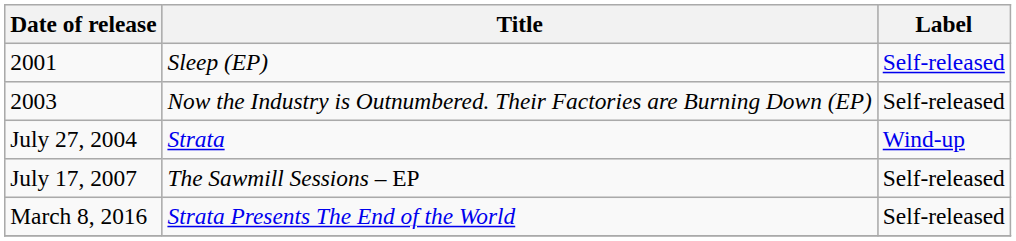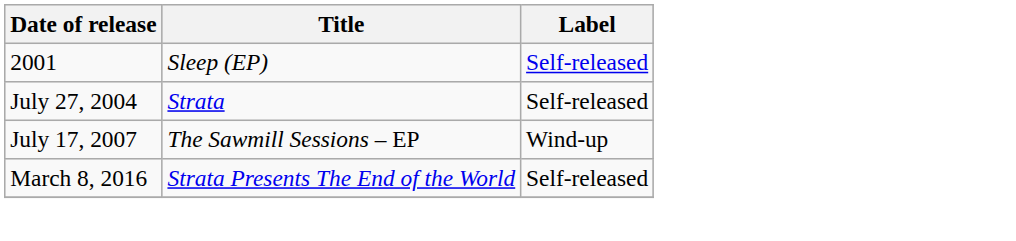- row: (34, 101)
(924, 139) Wind-up -> (587, 101) Self-released
(944, 178) Self-released -> (567, 139) Wind-up
